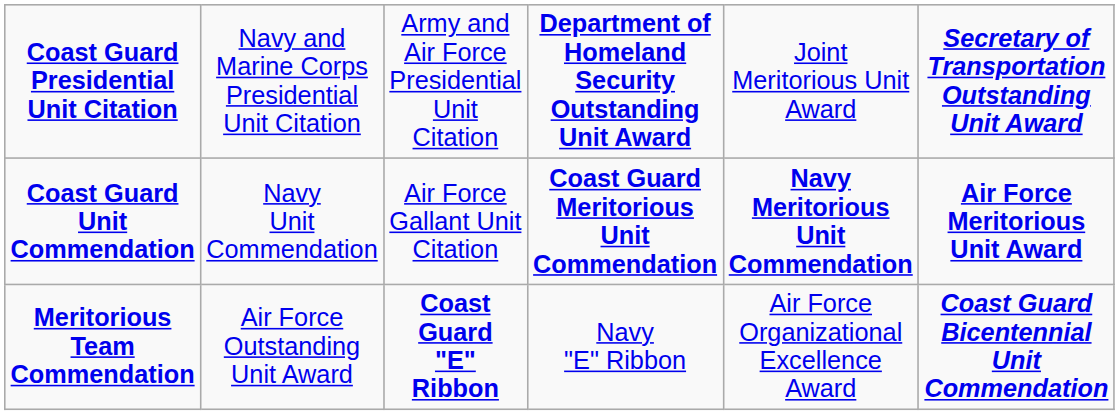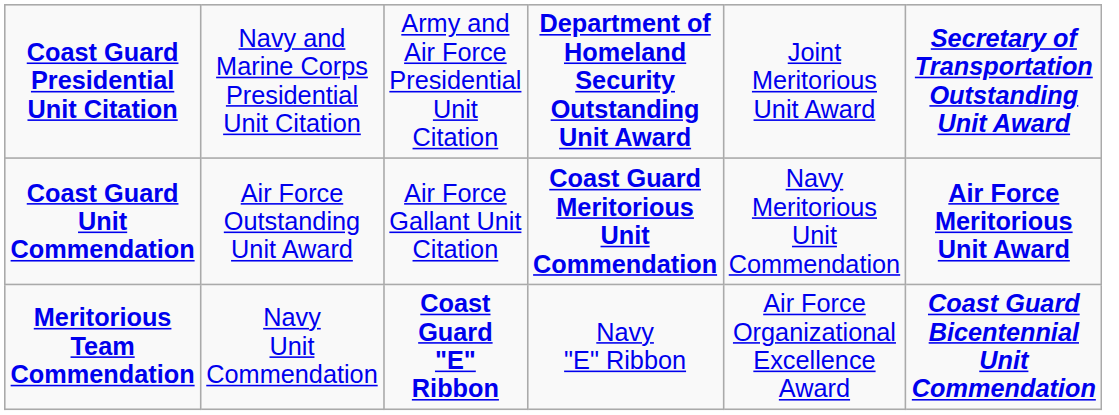(292, 221) Navy Unit Commendation -> (292, 221) Air Force Outstanding Unit Award
(821, 221) bold -> (814, 221) normal
(292, 346) Air Force Outstanding Unit Award -> (292, 346) Navy Unit Commendation
